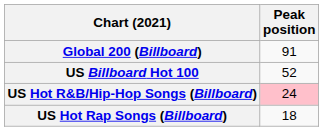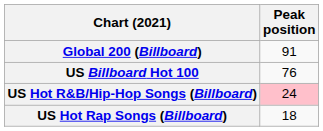(289, 72) 52 -> (289, 72) 76
